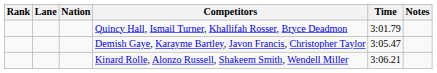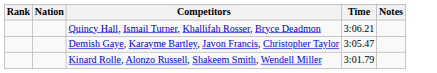- column: (46, 12)
(386, 28) 3:01.79 -> (359, 28) 3:06.21
(386, 60) 3:06.21 -> (359, 60) 3:01.79
